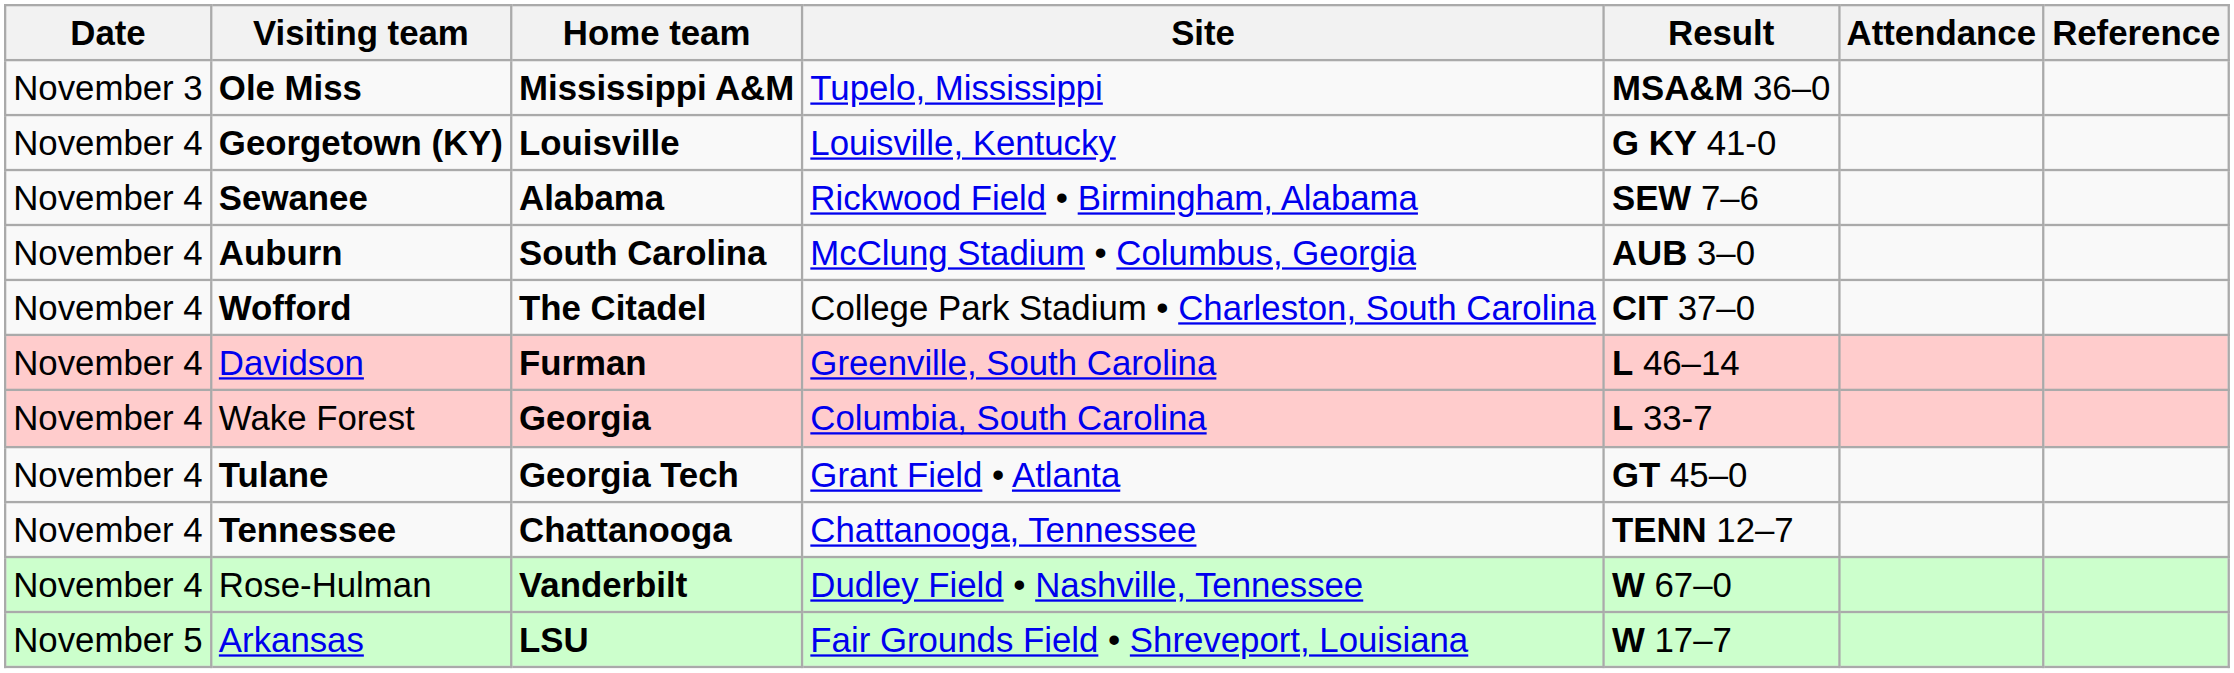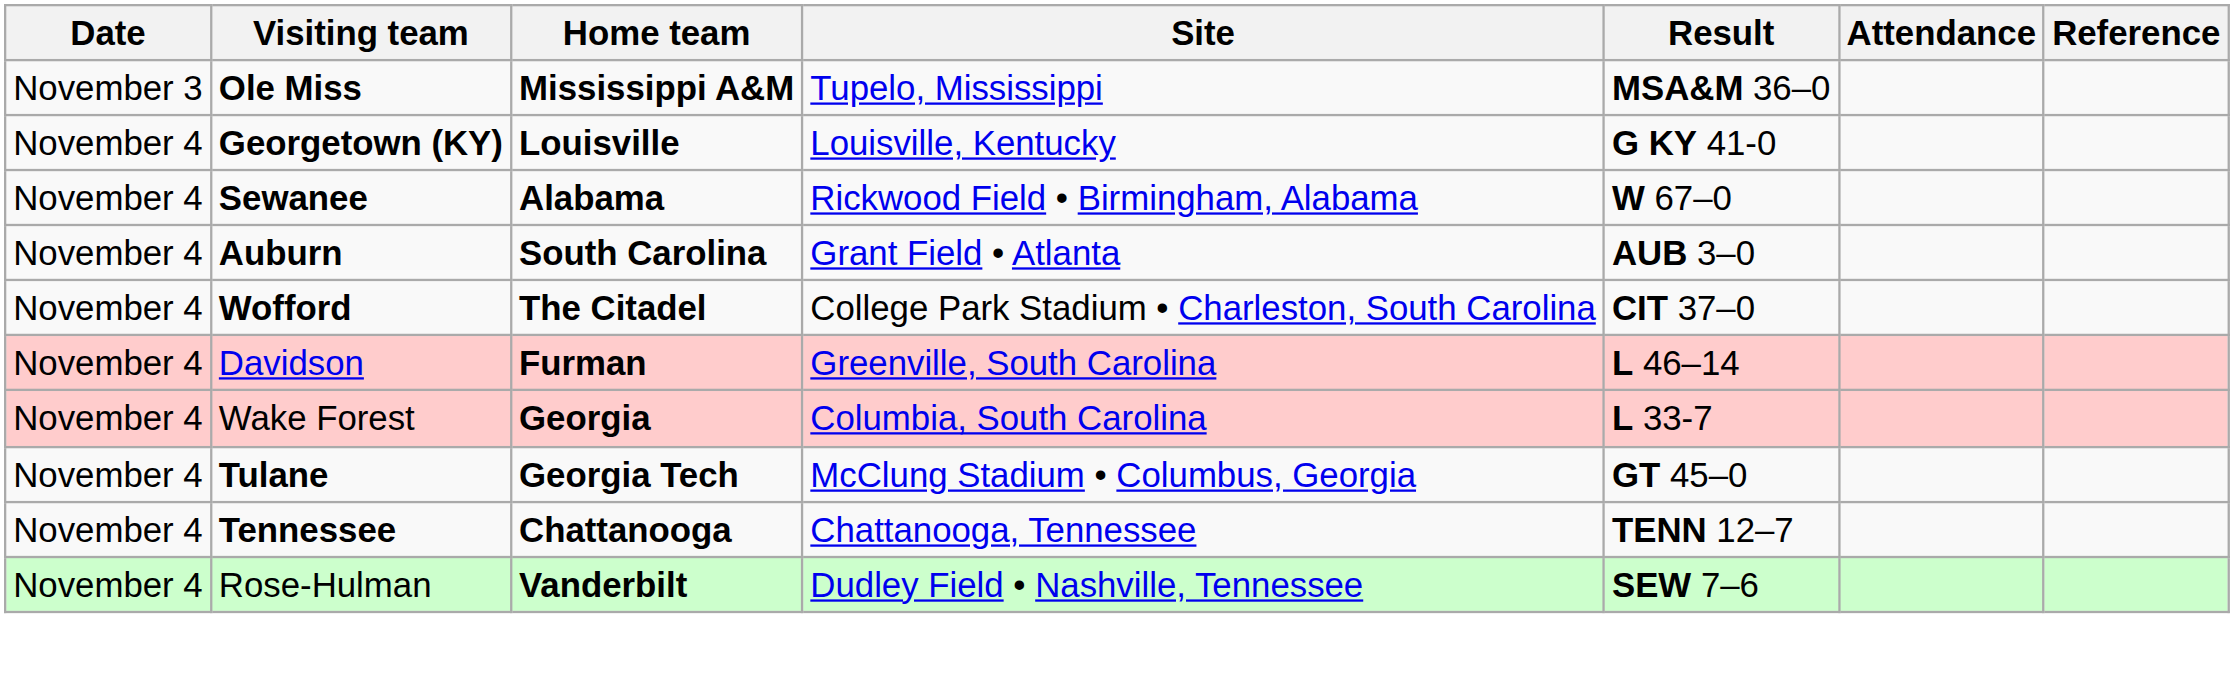(1685, 198) SEW 7–6 -> (1672, 198) W 67–0
(1113, 253) McClung Stadium • Columbus, Georgia -> (965, 253) Grant Field • Atlanta
(965, 474) Grant Field • Atlanta -> (1113, 474) McClung Stadium • Columbus, Georgia
(1672, 584) W 67–0 -> (1685, 584) SEW 7–6
- row: (291, 639)
